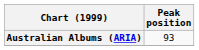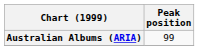(169, 38) 93 -> (169, 38) 99
